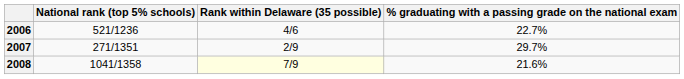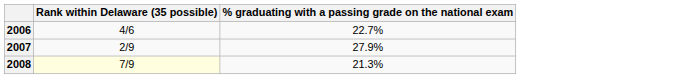- column: (116, 13)
(532, 47) 29.7% -> (368, 47) 27.9%
(532, 64) 21.6% -> (368, 64) 21.3%
